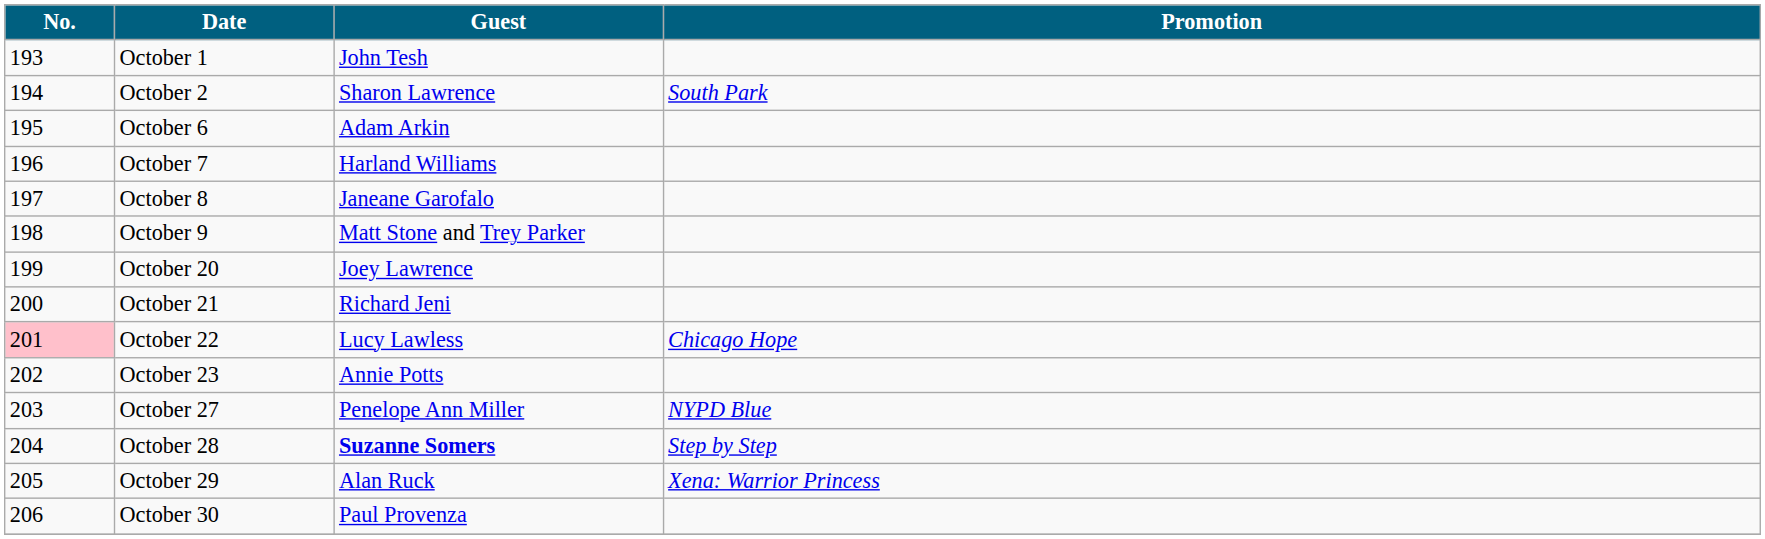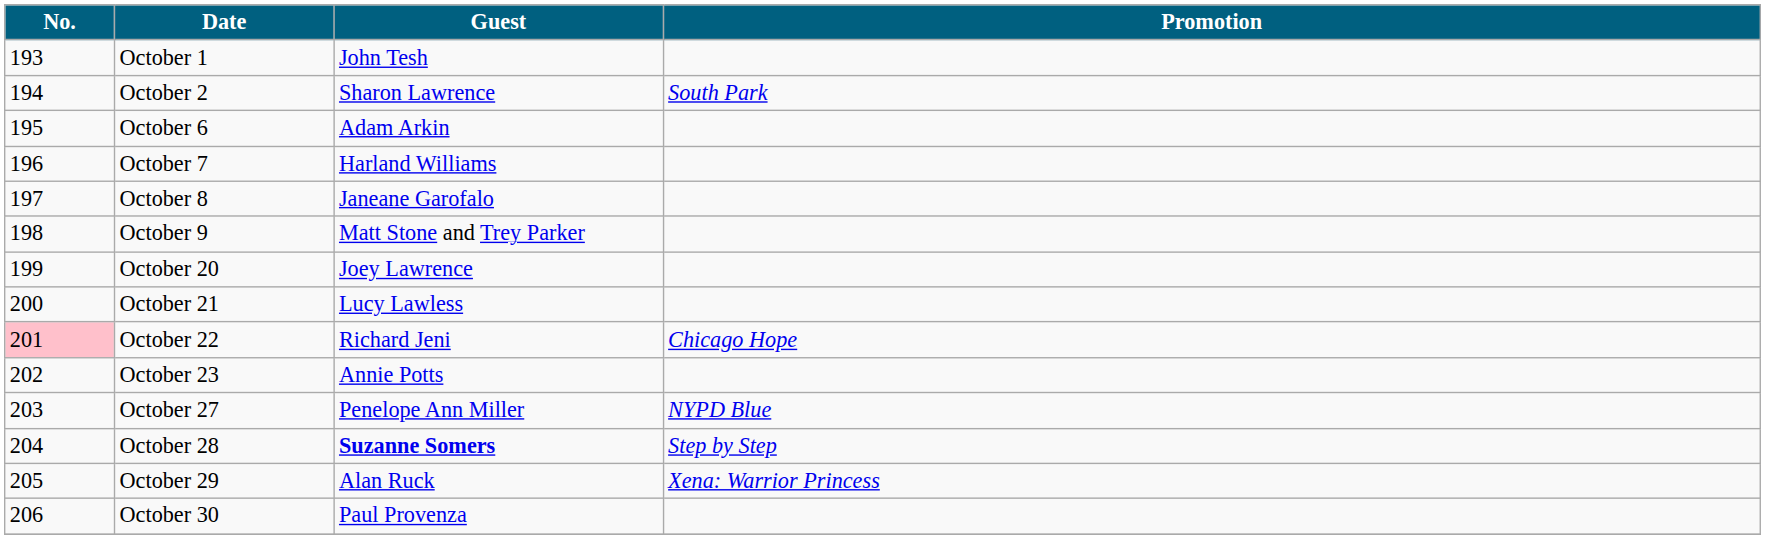(395, 304) Richard Jeni -> (401, 304) Lucy Lawless
(401, 339) Lucy Lawless -> (395, 339) Richard Jeni
